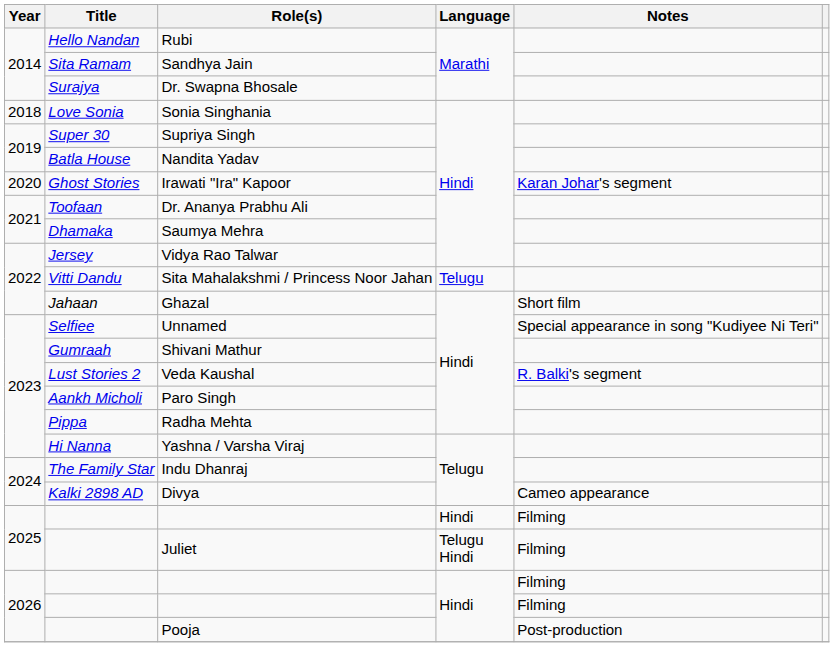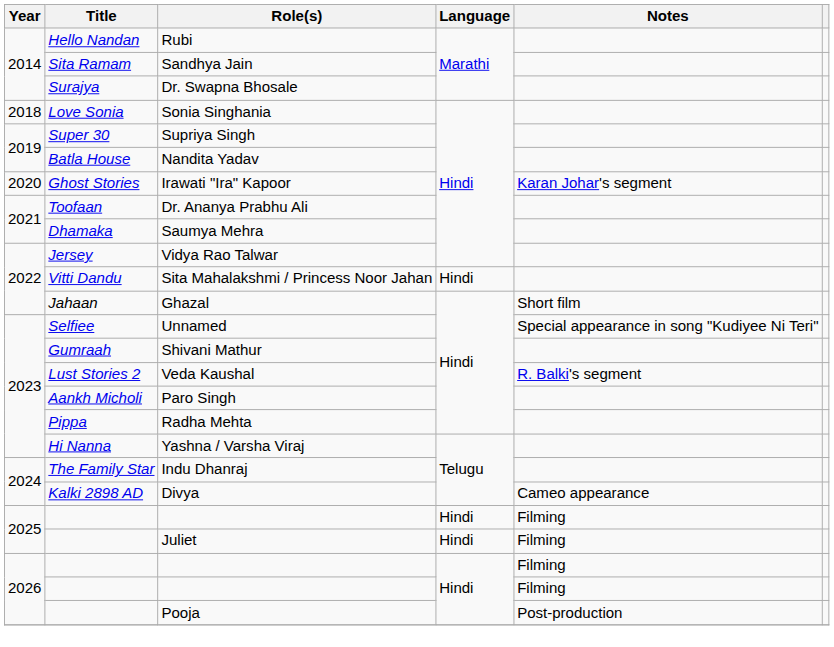(461, 278) Telugu -> (456, 278) Hindi
(461, 549) Telugu Hindi -> (456, 541) Hindi
